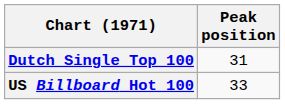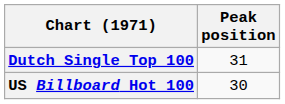(238, 85) 33 -> (238, 85) 30
